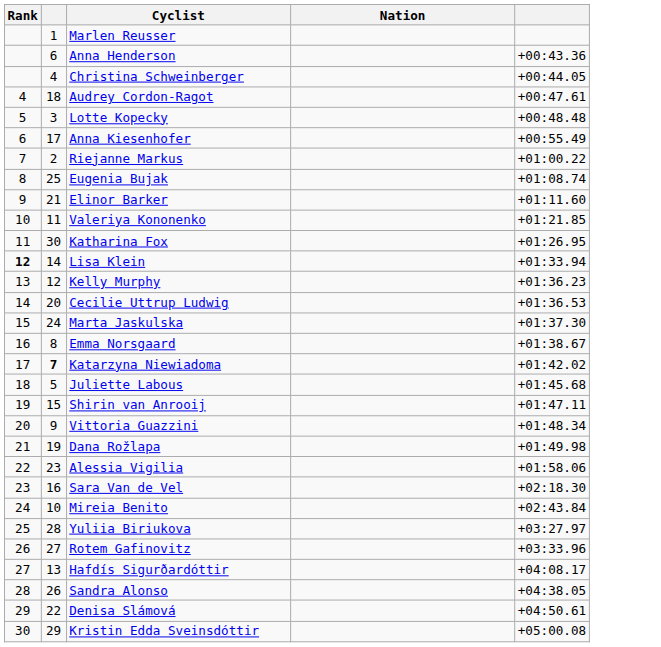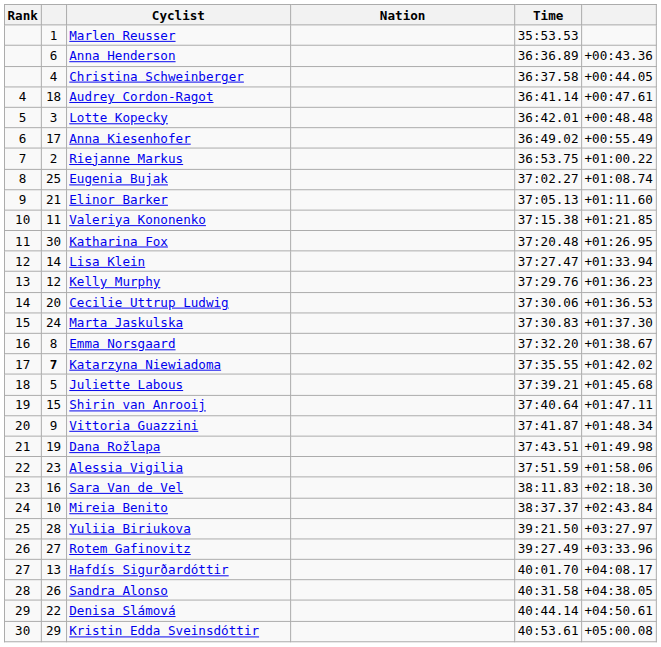+ column: (548, 15)
(23, 261) bold -> (23, 261) normal
